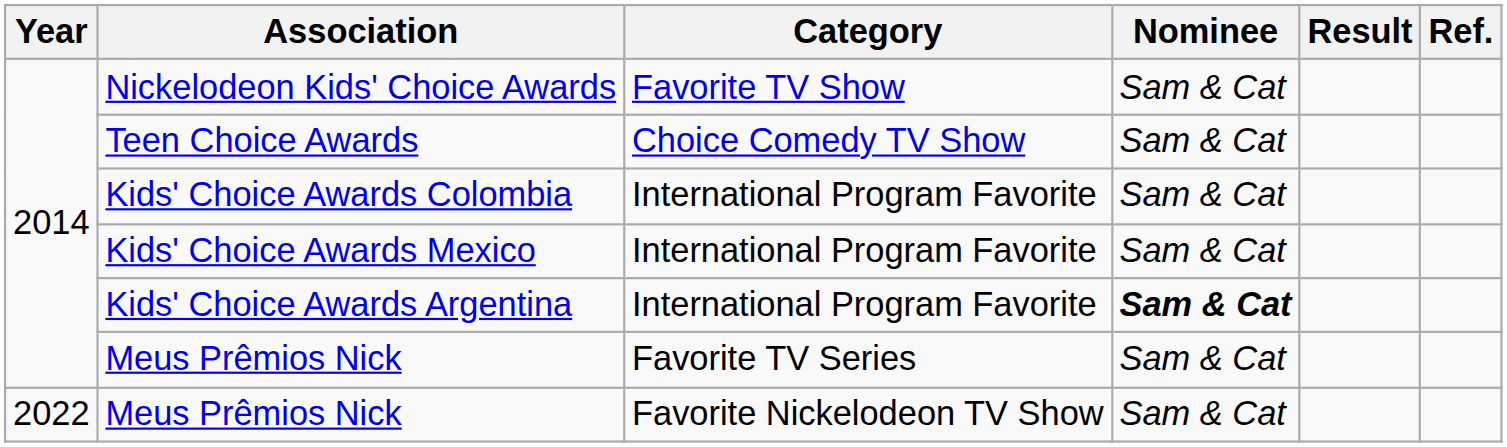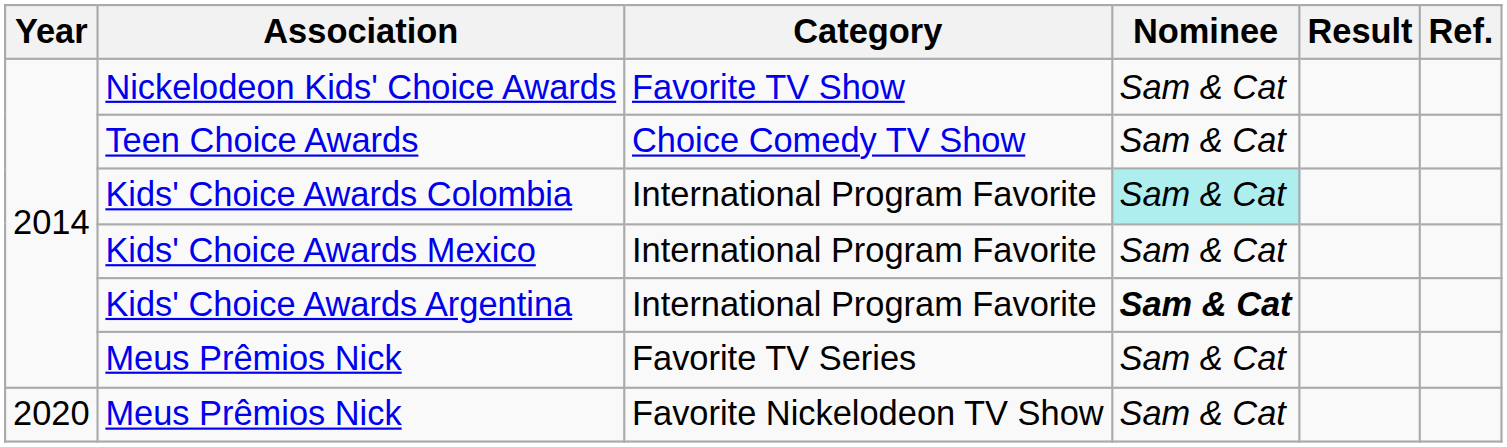(1203, 195) no background -> (1203, 195) paleturquoise background
(51, 413) 2022 -> (51, 413) 2020
